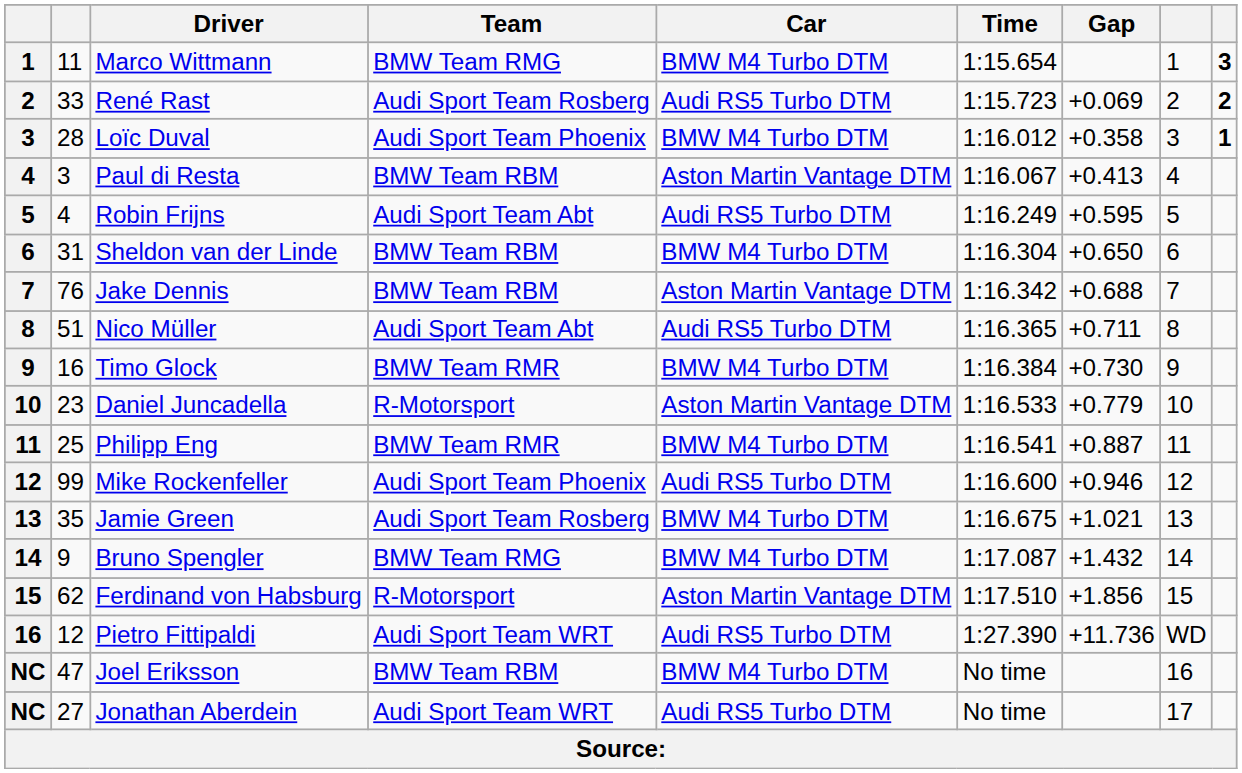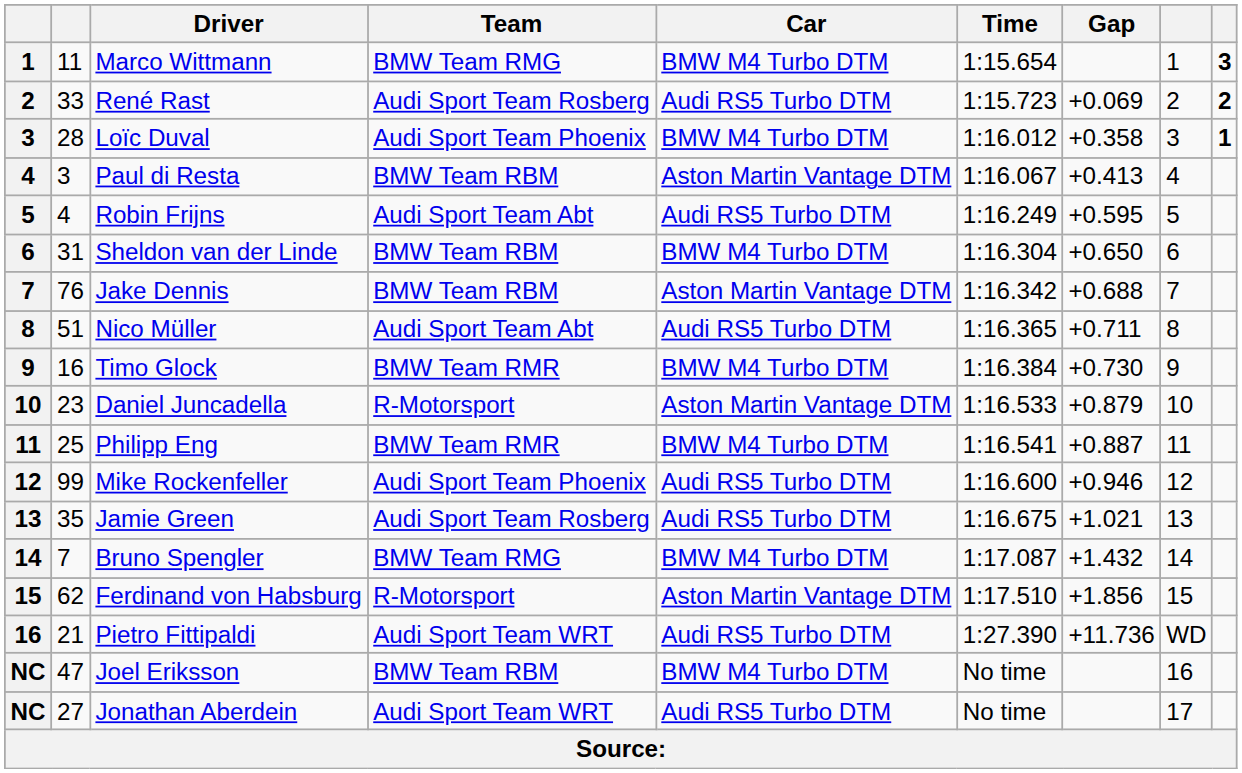(1106, 405) +0.779 -> (1106, 405) +0.879
(775, 520) BMW M4 Turbo DTM -> (776, 520) Audi RS5 Turbo DTM
(64, 558) 9 -> (64, 558) 7
(70, 634) 12 -> (70, 634) 21
